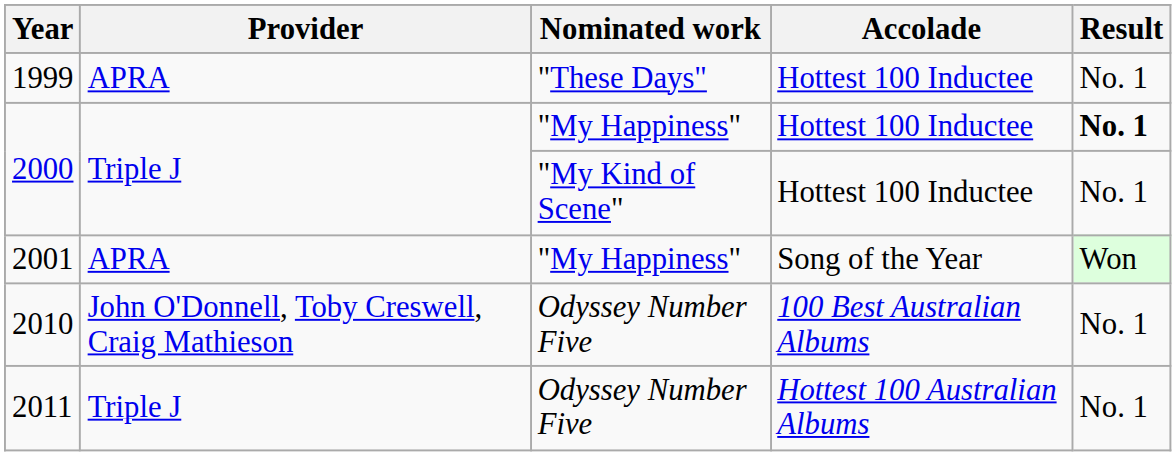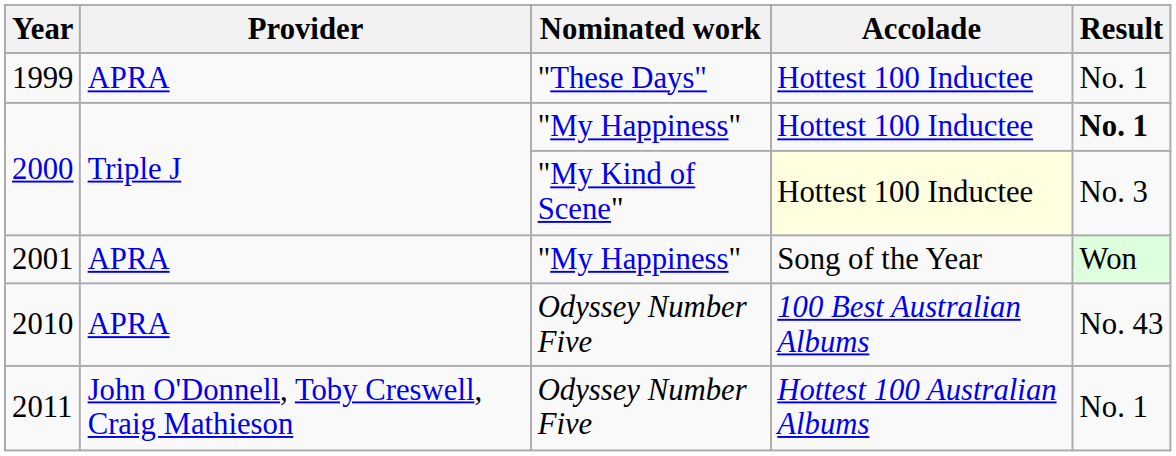(905, 192) no background -> (905, 192) lightyellow background
(1114, 192) No. 1 -> (1114, 192) No. 3
(285, 324) John O'Donnell, Toby Creswell, Craig Mathieson -> (129, 324) APRA
(1114, 324) No. 1 -> (1121, 324) No. 43
(134, 407) Triple J -> (285, 407) John O'Donnell, Toby Creswell, Craig Mathieson
